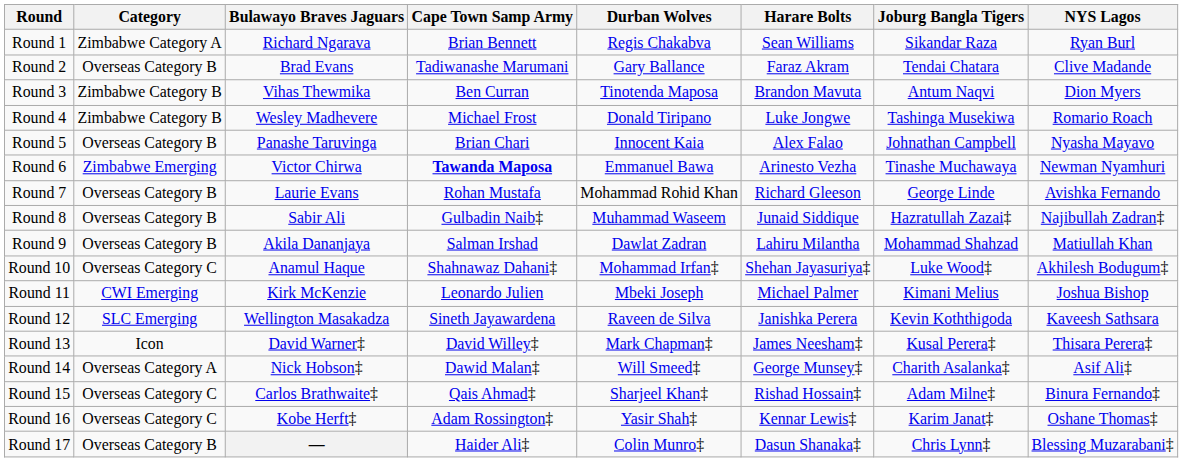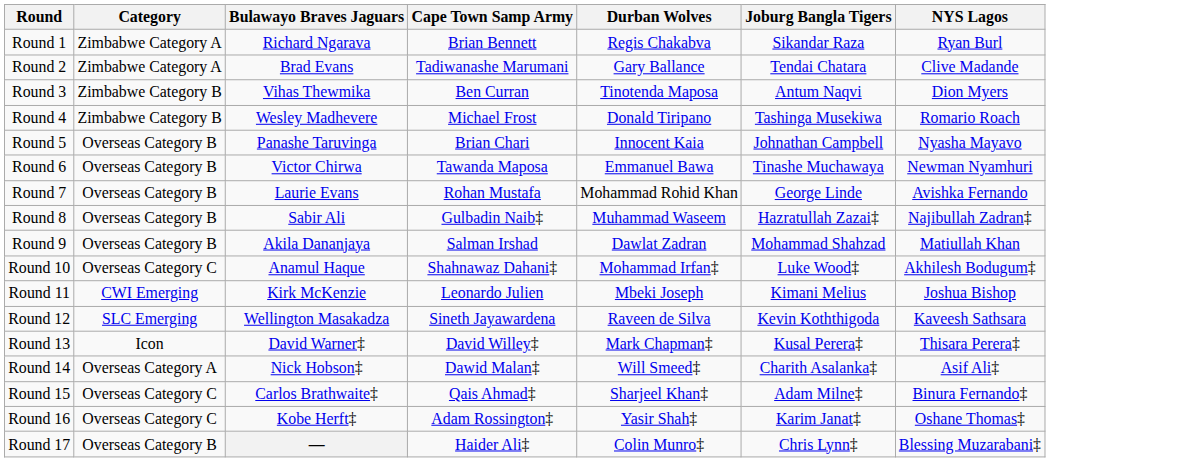- column: (808, 17)
(150, 67) Overseas Category B -> (150, 67) Zimbabwe Category A
(150, 167) Zimbabwe Emerging -> (150, 167) Overseas Category B
(492, 167) bold -> (492, 167) normal
